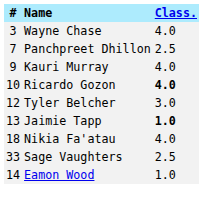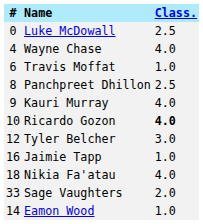+ row: (70, 31)
(13, 31) 3 -> (13, 49) 4
+ row: (70, 67)
(13, 49) 7 -> (13, 85) 8
(13, 121) 13 -> (13, 157) 16
(165, 121) bold -> (165, 157) normal
(165, 157) 2.5 -> (165, 193) 2.0
